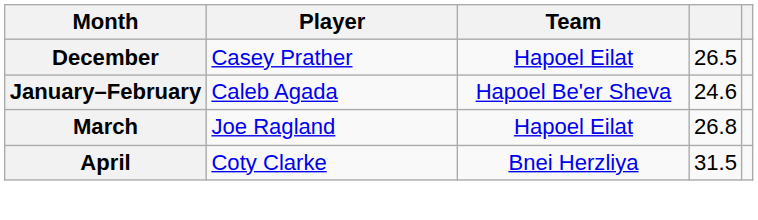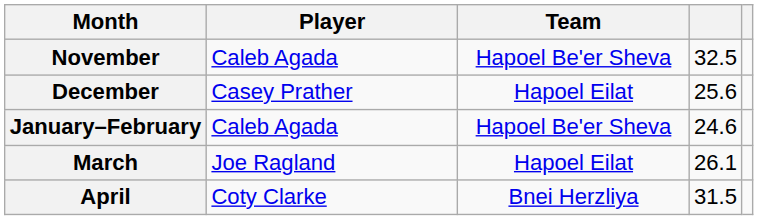+ row: (105, 57)
(716, 57) 26.5 -> (716, 92) 25.6
(716, 127) 26.8 -> (716, 162) 26.1
